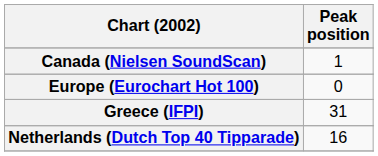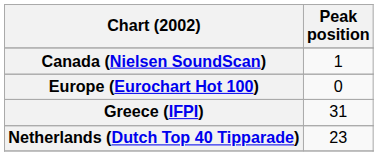(338, 138) 16 -> (338, 138) 23
